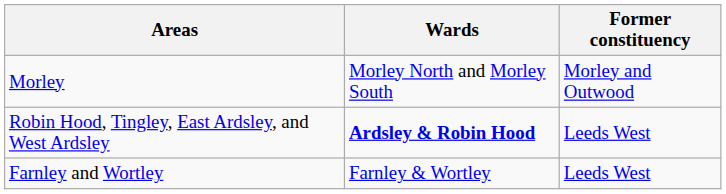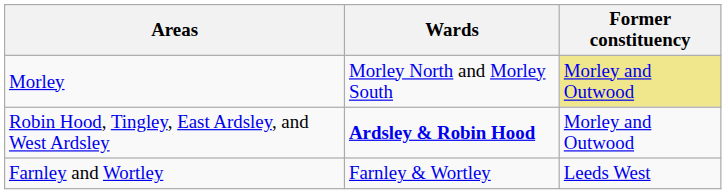(608, 81) no background -> (608, 81) khaki background
(607, 132) Leeds West -> (608, 132) Morley and Outwood
